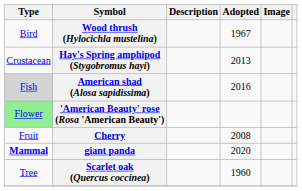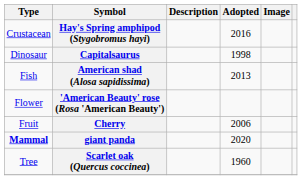- row: (110, 33)
(241, 60) 2013 -> (241, 33) 2016
+ row: (110, 54)
(29, 87) lightgrey background -> (29, 76) no background
(241, 87) 2016 -> (241, 76) 2013
(29, 114) lightgreen background -> (29, 103) no background
(241, 135) 2008 -> (241, 124) 2006
